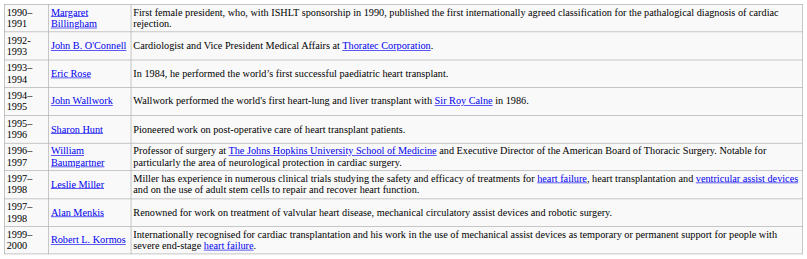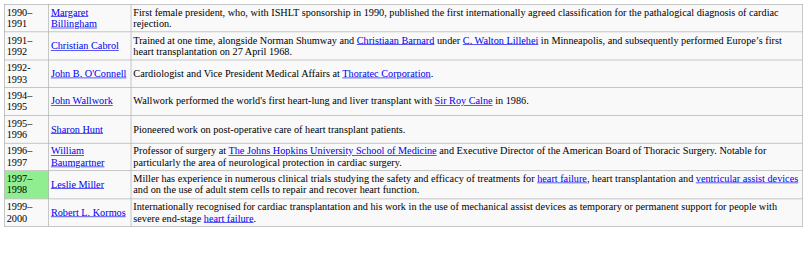+ row: (85, 46)
- row: (71, 73)
(19, 184) no background -> (19, 184) lightgreen background
- row: (77, 212)
